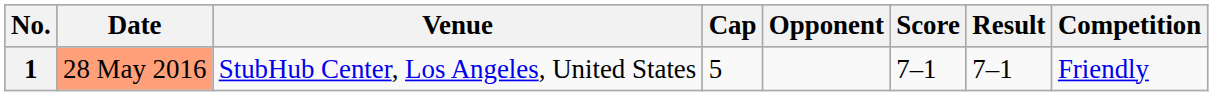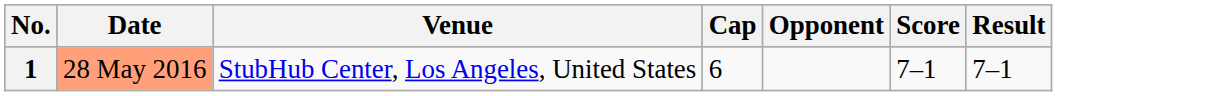- column: (1130, 25)
(715, 68) 5 -> (715, 68) 6
